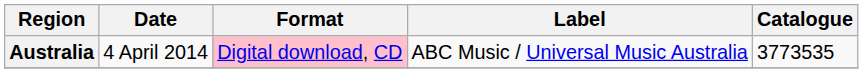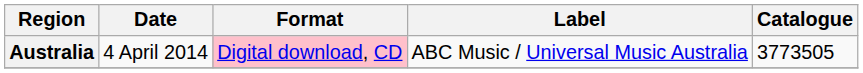(796, 51) 3773535 -> (796, 51) 3773505
